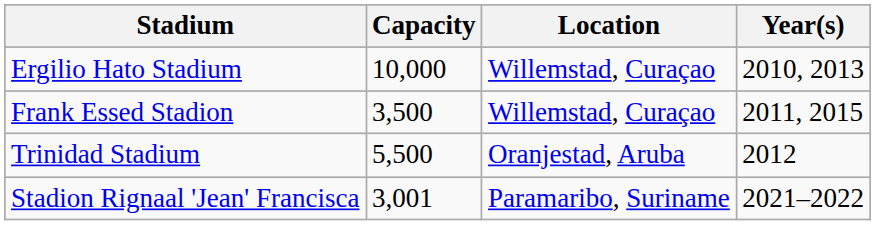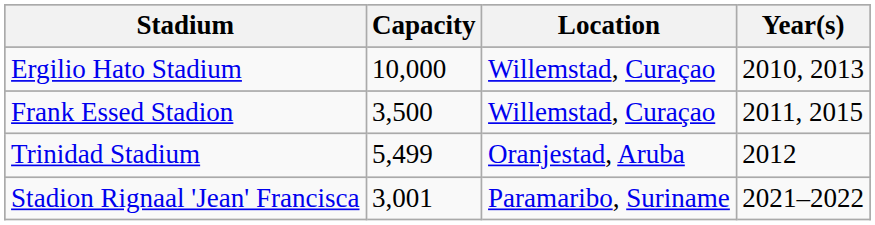(402, 154) 5,500 -> (402, 154) 5,499
